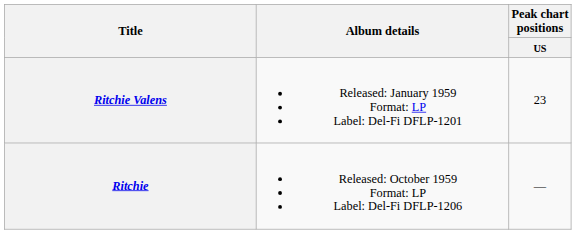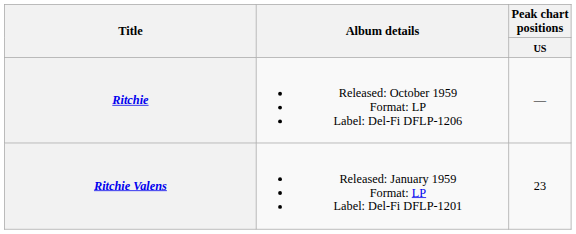rows swapped: (130, 100) <-> (130, 186)
